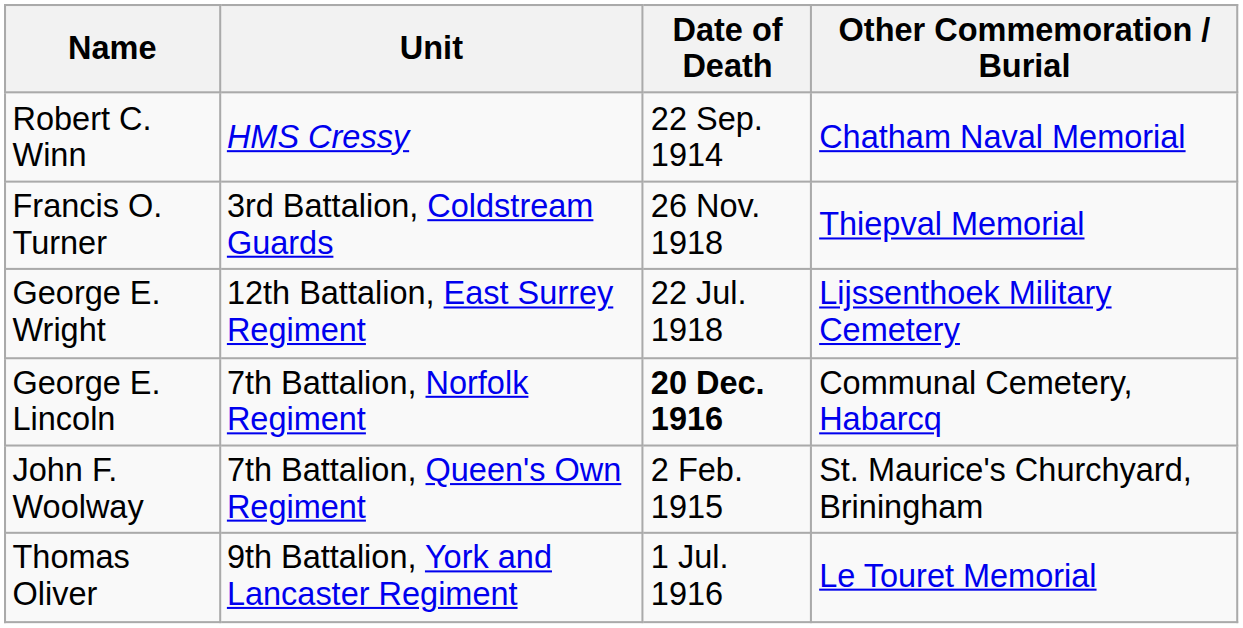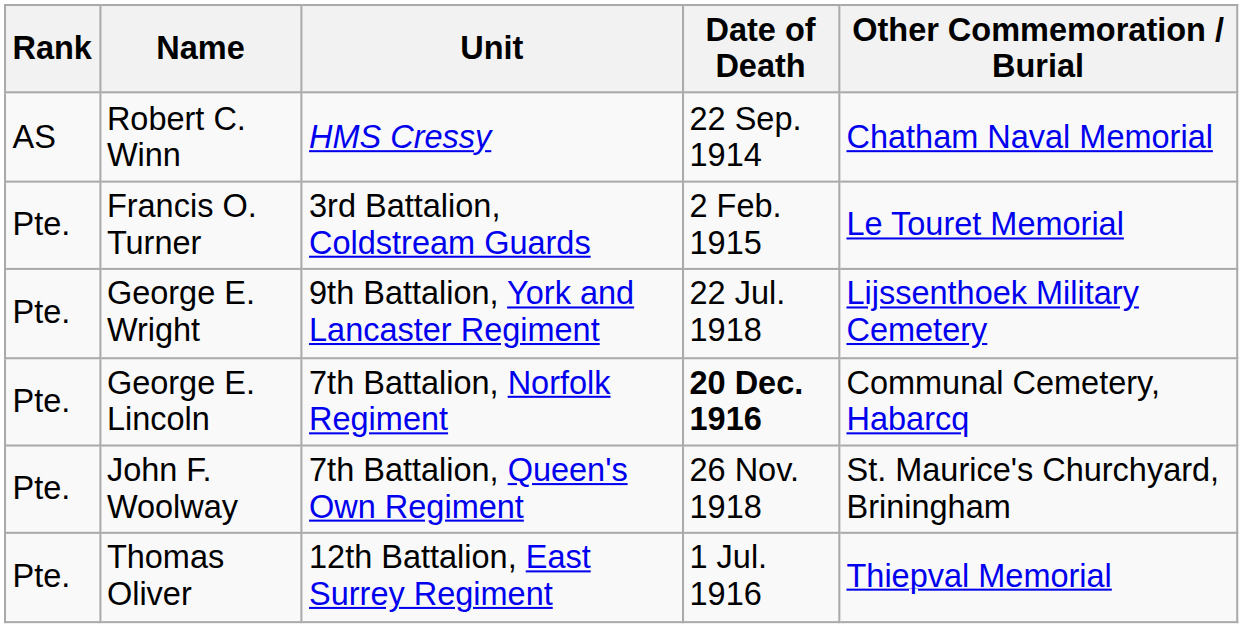+ column: (52, 48)
(706, 224) 26 Nov. 1918 -> (736, 224) 2 Feb. 1915
(952, 224) Thiepval Memorial -> (985, 224) Le Touret Memorial
(420, 312) 12th Battalion, East Surrey Regiment -> (472, 312) 9th Battalion, York and Lancaster Regiment
(697, 488) 2 Feb. 1915 -> (744, 488) 26 Nov. 1918
(389, 576) 9th Battalion, York and Lancaster Regiment -> (450, 576) 12th Battalion, East Surrey Regiment
(958, 576) Le Touret Memorial -> (979, 576) Thiepval Memorial
